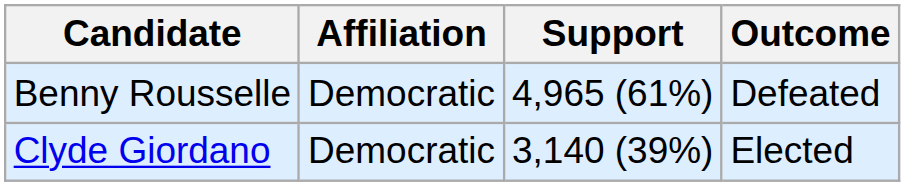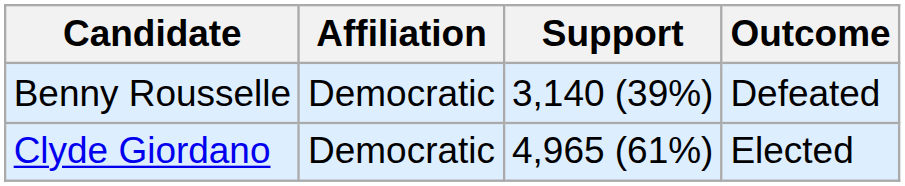(613, 92) 4,965 (61%) -> (613, 92) 3,140 (39%)
(613, 151) 3,140 (39%) -> (613, 151) 4,965 (61%)
